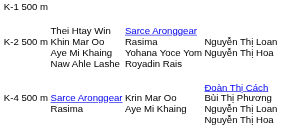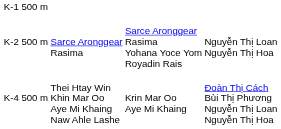(85, 47) Thei Htay Win Khin Mar Oo Aye Mi Khaing Naw Ahle Lashe -> (87, 47) Sarce Aronggear Rasima
(87, 104) Sarce Aronggear Rasima -> (85, 104) Thei Htay Win Khin Mar Oo Aye Mi Khaing Naw Ahle Lashe
